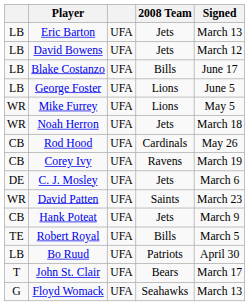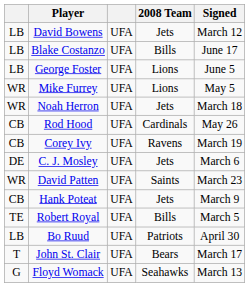- row: (68, 32)
